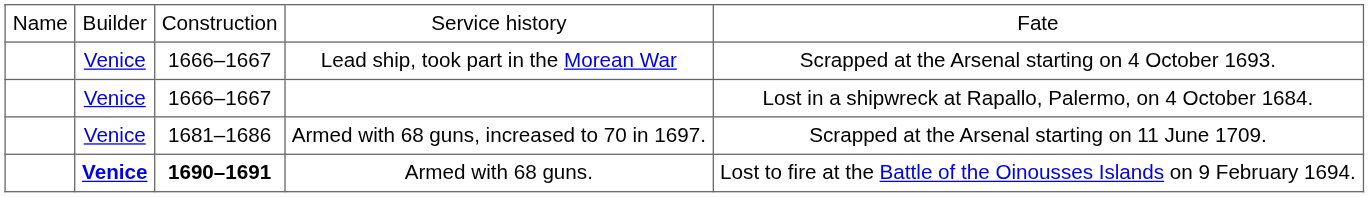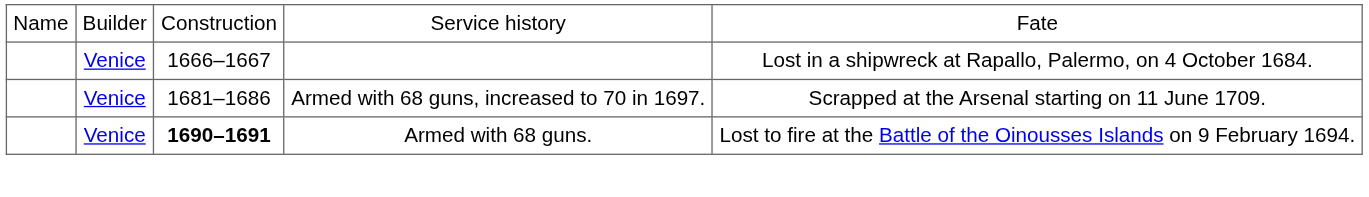- row: (499, 60)
(115, 172) bold -> (115, 135) normal
